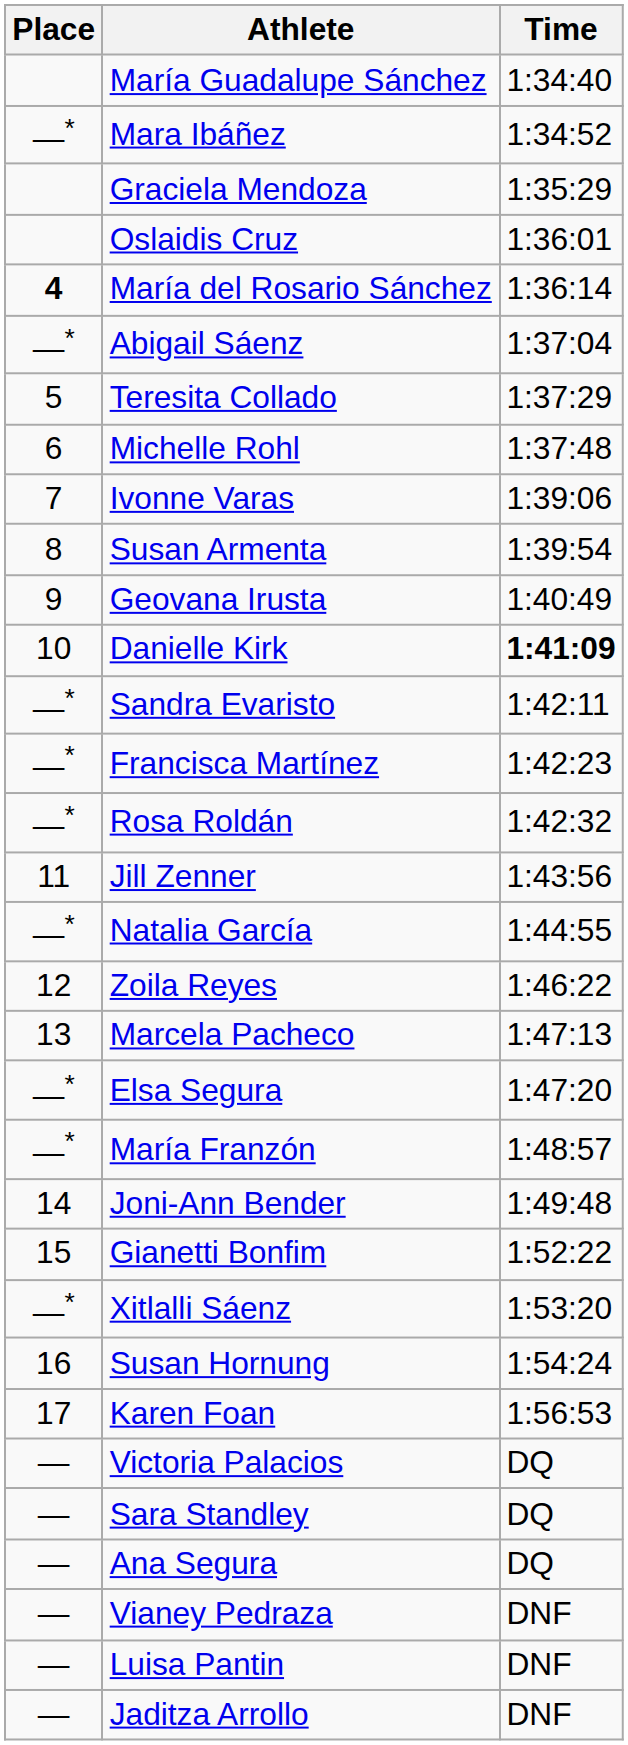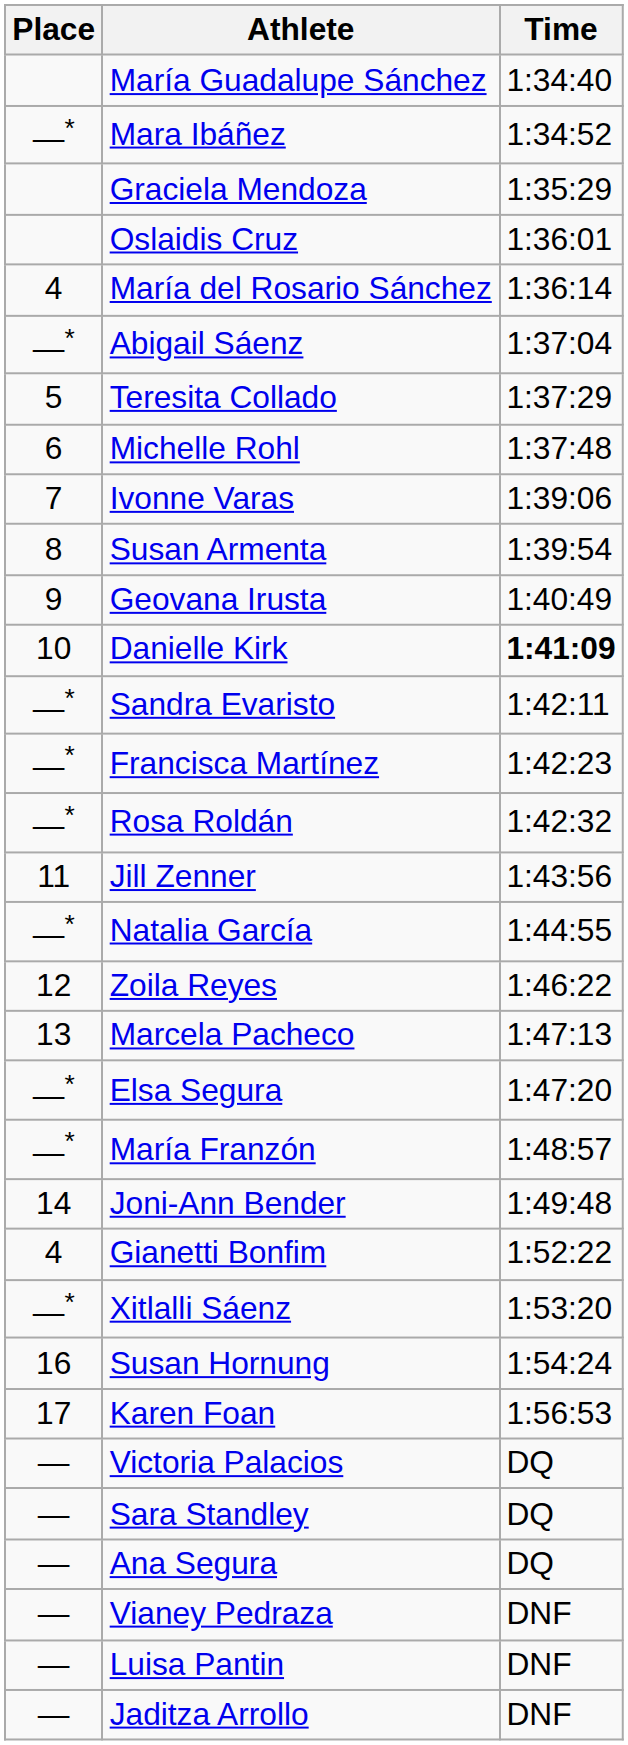(54, 289) bold -> (54, 289) normal
(54, 1253) 15 -> (54, 1253) 4
